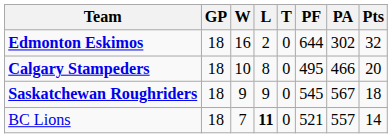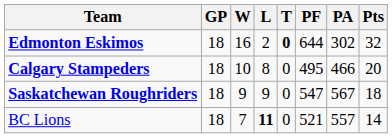(286, 42) normal -> (286, 42) bold
(311, 94) 545 -> (311, 94) 547
